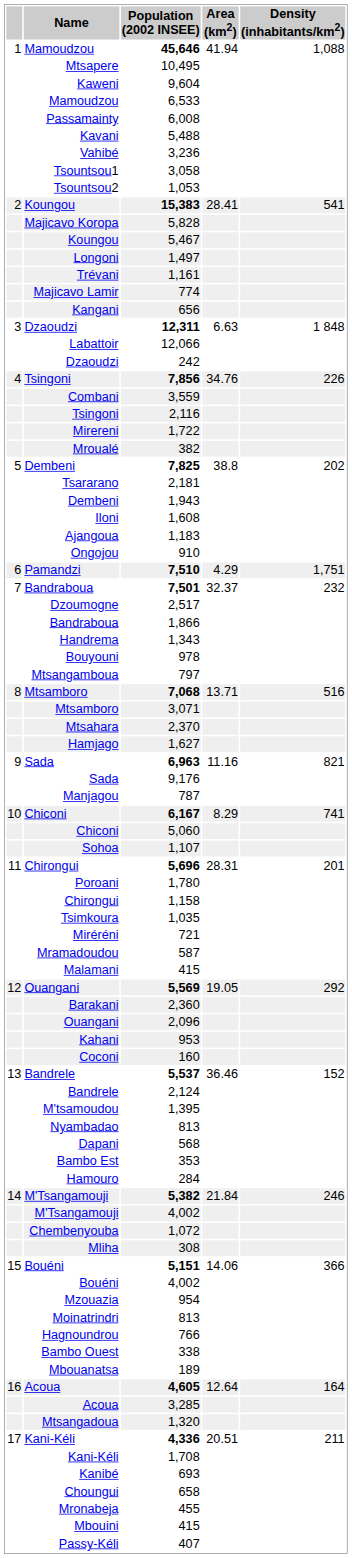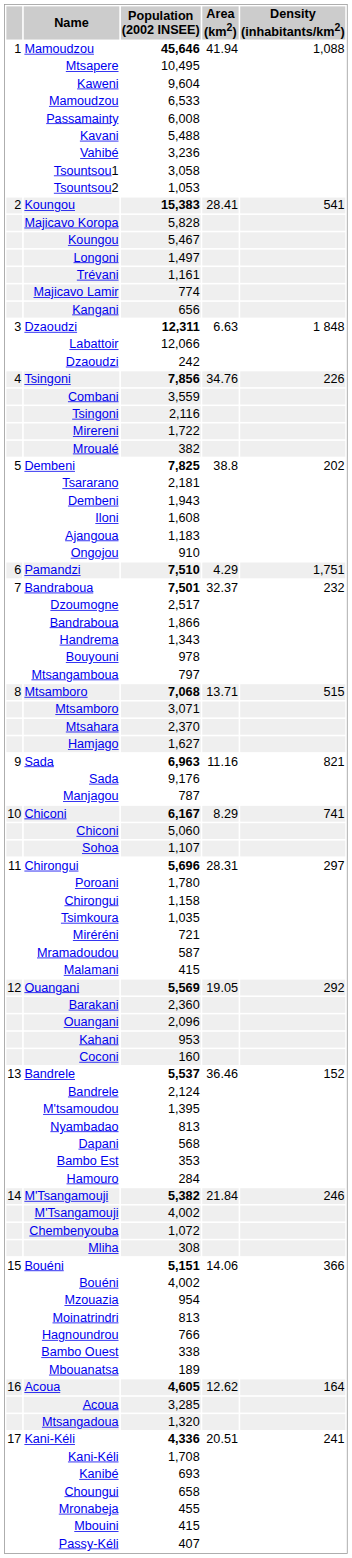(334, 692) 516 -> (334, 692) 515
(334, 866) 201 -> (334, 866) 297
(222, 1387) 12.64 -> (222, 1387) 12.62
(335, 1439) 211 -> (334, 1439) 241
